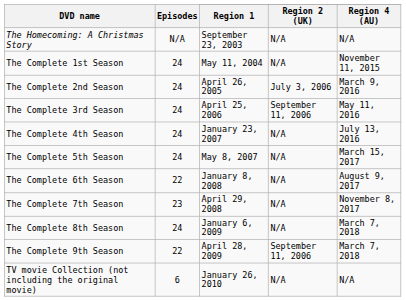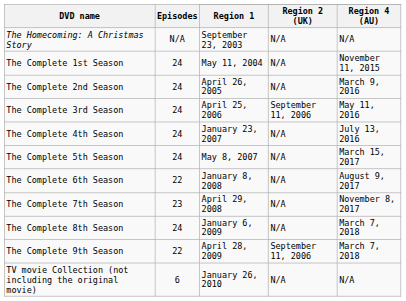(301, 87) July 3, 2006 -> (278, 87) N/A
